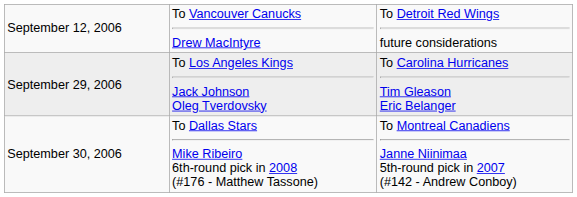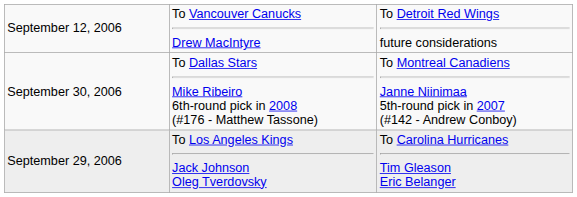rows swapped: (65, 84) <-> (65, 154)
